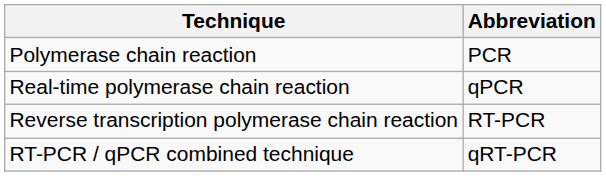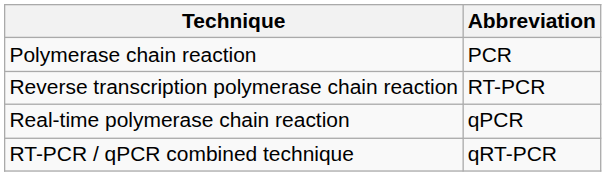rows swapped: (234, 120) <-> (180, 87)
